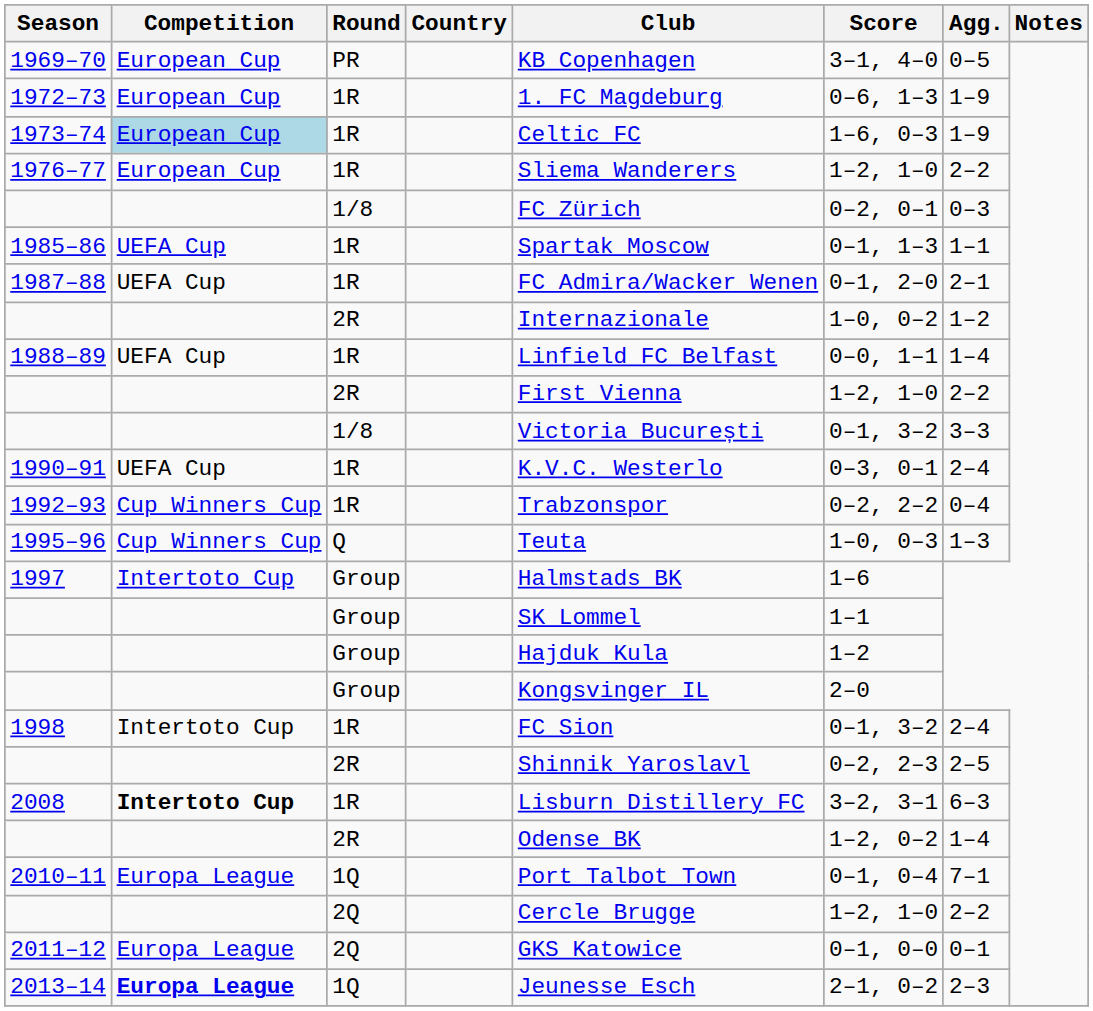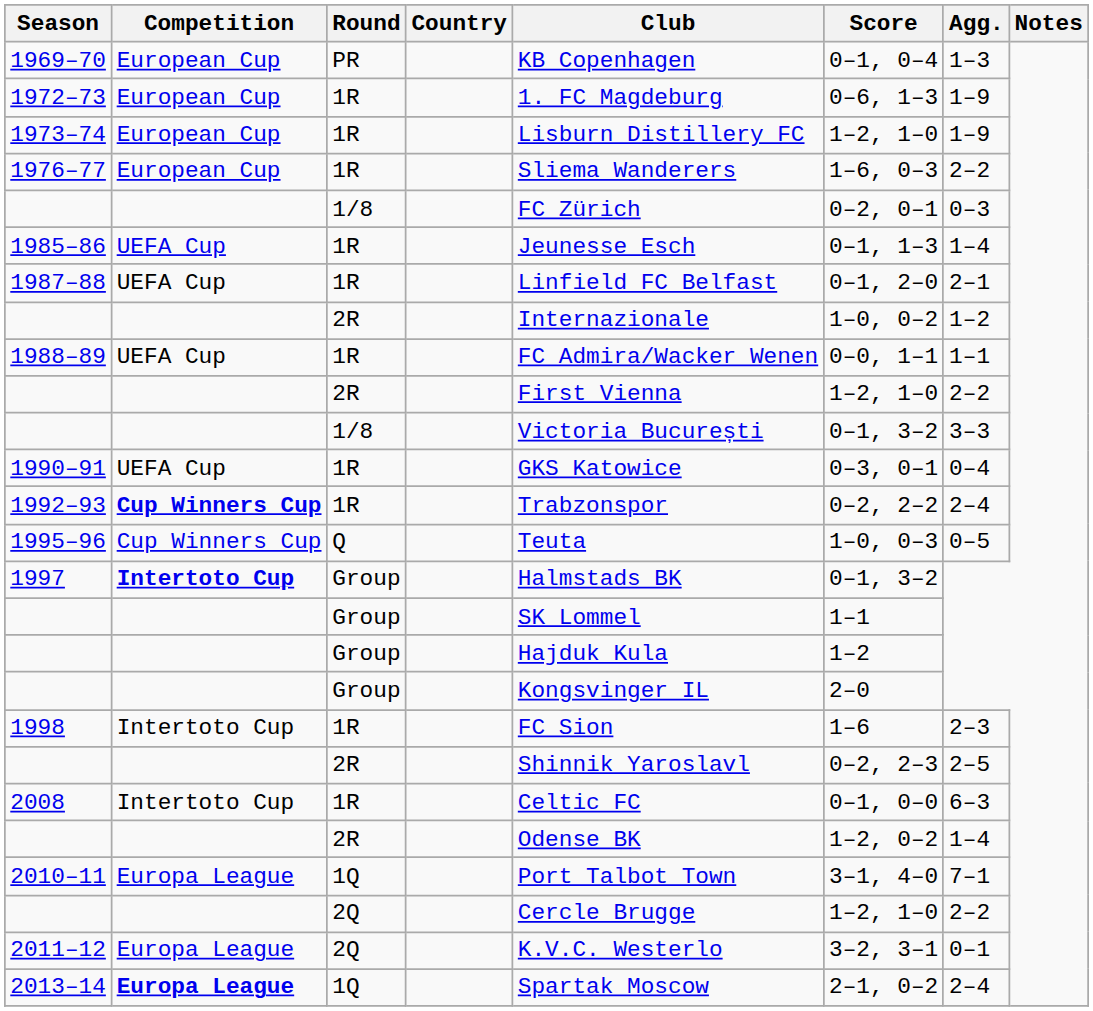(884, 60) 3–1, 4–0 -> (884, 60) 0–1, 0–4
(970, 60) 0–5 -> (970, 60) 1–3
(199, 135) lightblue background -> (199, 135) no background
(579, 135) Celtic FC -> (661, 135) Lisburn Distillery FC
(884, 135) 1–6, 0–3 -> (884, 135) 1–2, 1–0
(884, 172) 1–2, 1–0 -> (884, 172) 1–6, 0–3
(613, 246) Spartak Moscow -> (607, 246) Jeunesse Esch
(970, 246) 1–1 -> (970, 246) 1–4
(668, 283) FC Admira/Wacker Wenen -> (648, 283) Linfield FC Belfast
(648, 357) Linfield FC Belfast -> (668, 357) FC Admira/Wacker Wenen
(970, 357) 1–4 -> (970, 357) 1–1
(620, 468) K.V.C. Westerlo -> (600, 468) GKS Katowice
(970, 468) 2–4 -> (970, 468) 0–4
(219, 505) normal -> (219, 505) bold
(970, 505) 0–4 -> (970, 505) 2–4
(970, 543) 1–3 -> (970, 543) 0–5
(205, 580) normal -> (205, 580) bold
(849, 580) 1–6 -> (884, 580) 0–1, 3–2
(884, 728) 0–1, 3–2 -> (849, 728) 1–6
(970, 728) 2–4 -> (970, 728) 2–3
(205, 802) bold -> (205, 802) normal
(661, 802) Lisburn Distillery FC -> (579, 802) Celtic FC
(884, 802) 3–2, 3–1 -> (884, 802) 0–1, 0–0
(884, 876) 0–1, 0–4 -> (884, 876) 3–1, 4–0
(600, 950) GKS Katowice -> (620, 950) K.V.C. Westerlo
(884, 950) 0–1, 0–0 -> (884, 950) 3–2, 3–1
(607, 987) Jeunesse Esch -> (613, 987) Spartak Moscow
(970, 987) 2–3 -> (970, 987) 2–4
